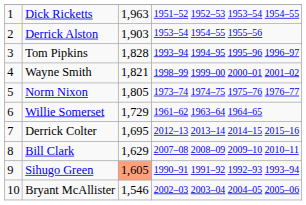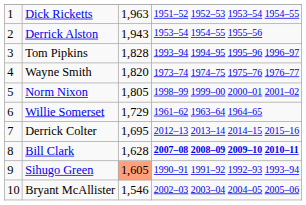(135, 33) 1,903 -> (135, 33) 1,943
(135, 72) 1,821 -> (135, 72) 1,820
(226, 72) 1998–99 1999–00 2000–01 2001–02 -> (226, 72) 1973–74 1974–75 1975–76 1976–77
(226, 92) 1973–74 1974–75 1975–76 1976–77 -> (226, 92) 1998–99 1999–00 2000–01 2001–02
(135, 151) 1,629 -> (135, 151) 1,628
(226, 151) normal -> (226, 151) bold
